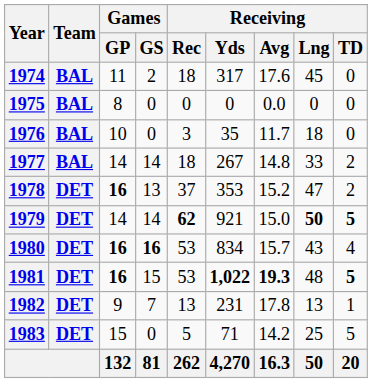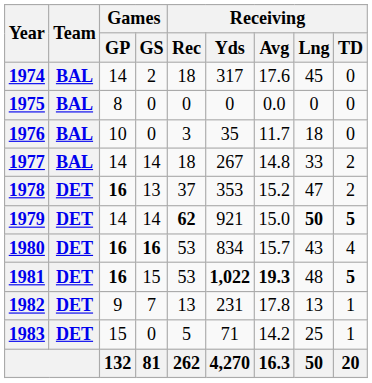(118, 76) 11 -> (118, 76) 14
(350, 334) 5 -> (350, 334) 1
